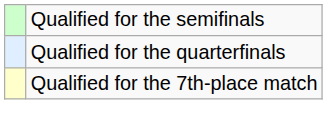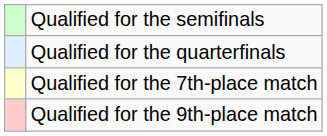+ row: (174, 114)
